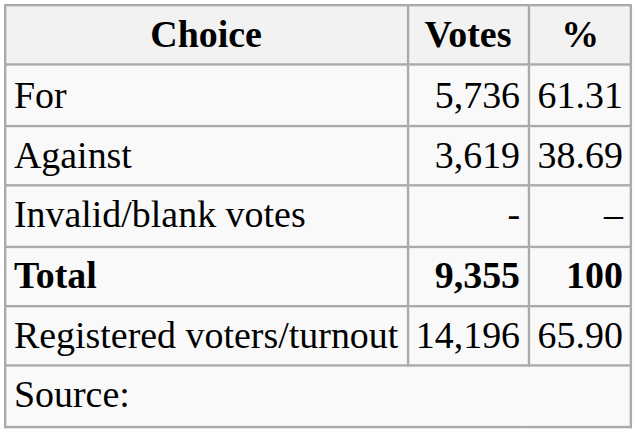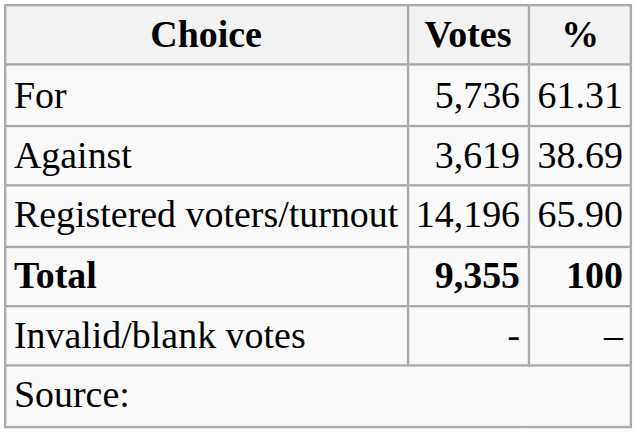rows swapped: (160, 214) <-> (206, 335)
